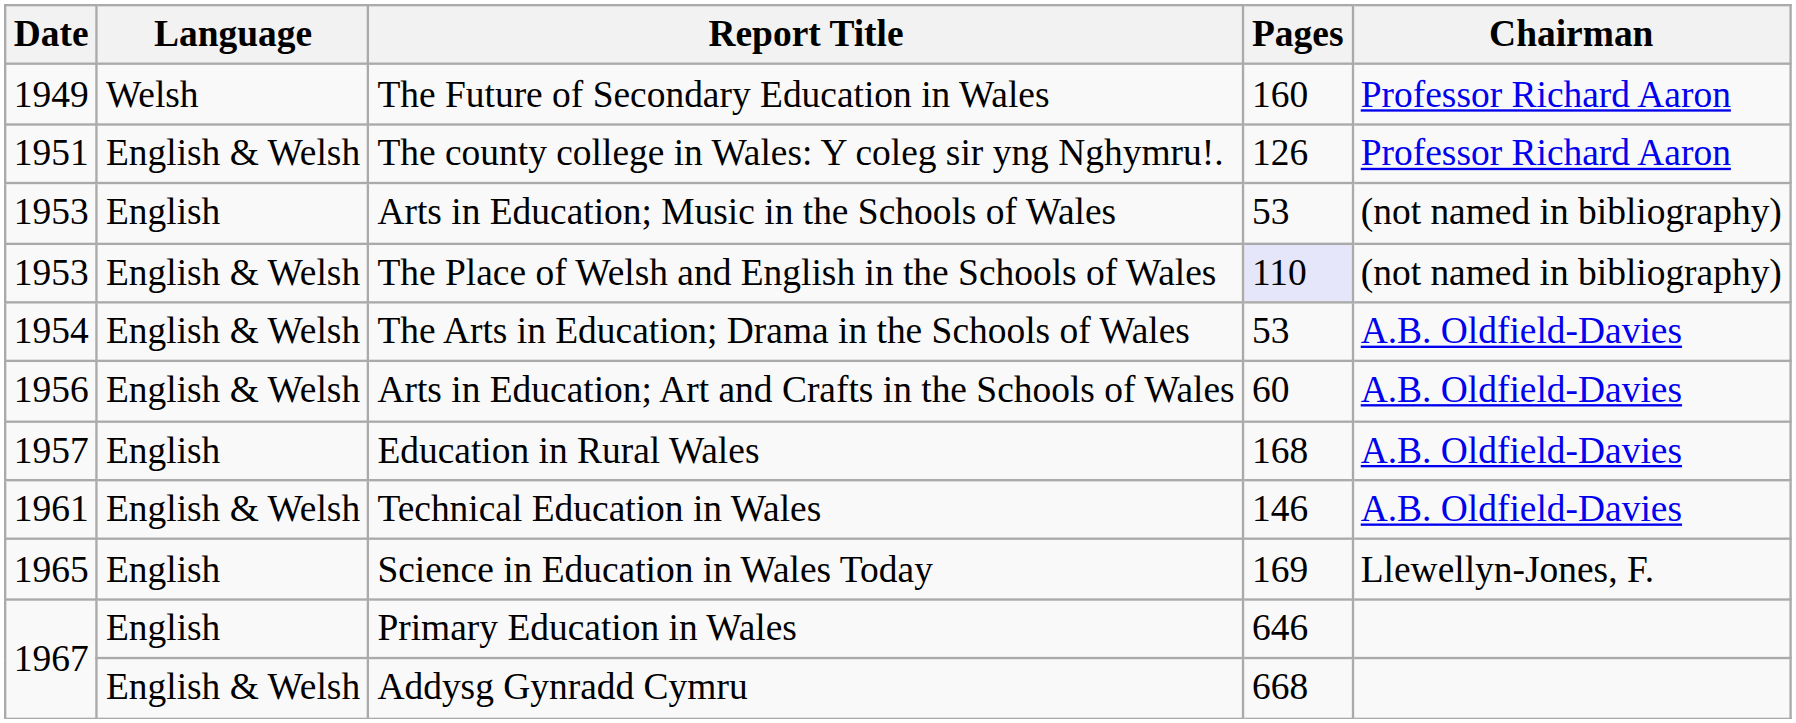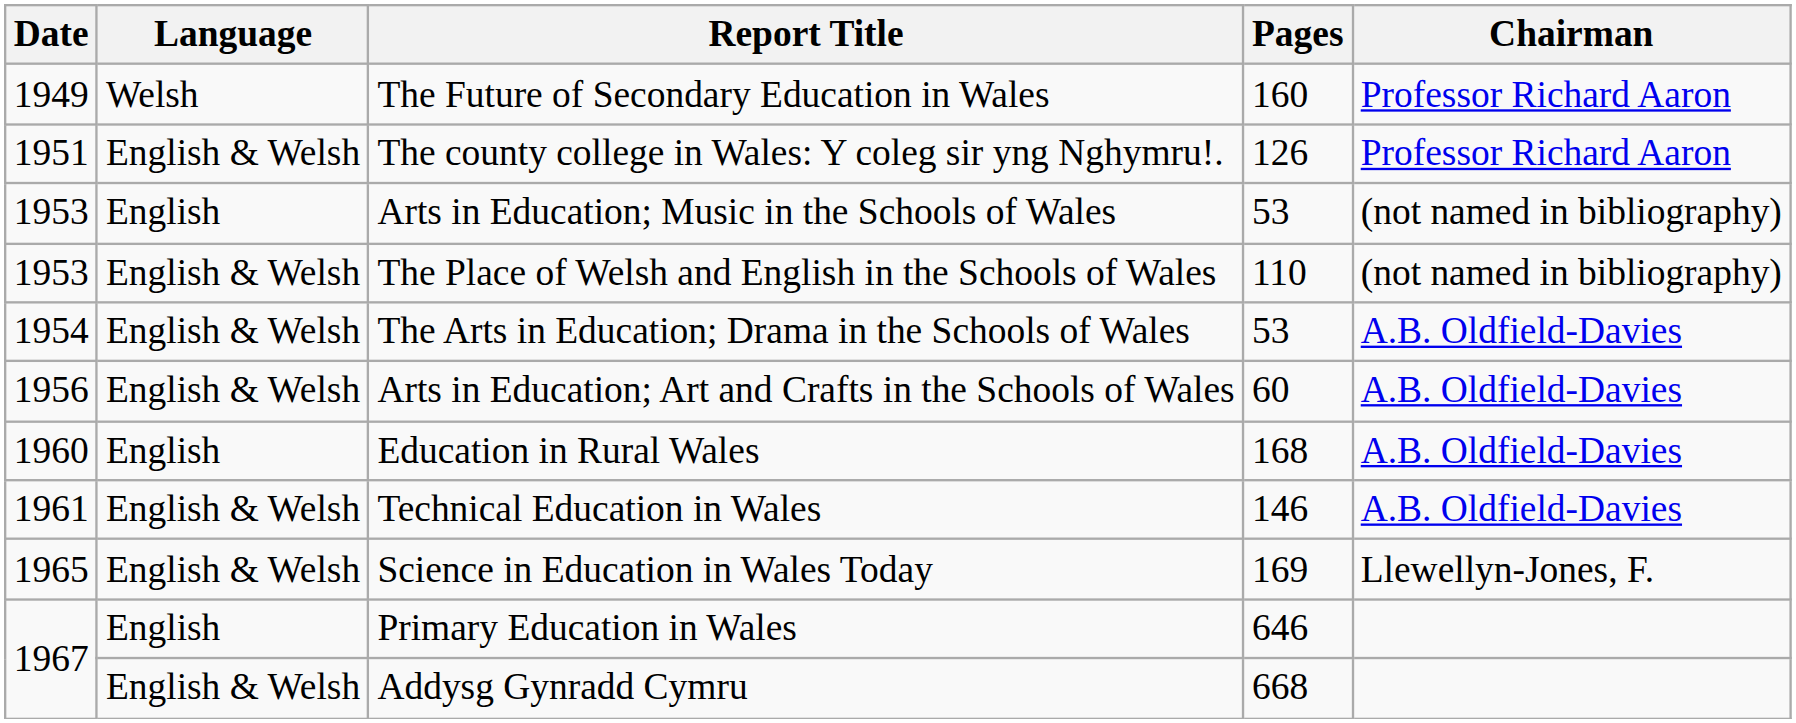(1279, 271) lavender background -> (1279, 271) no background
(51, 449) 1957 -> (51, 449) 1960
(163, 568) English -> (233, 568) English & Welsh
